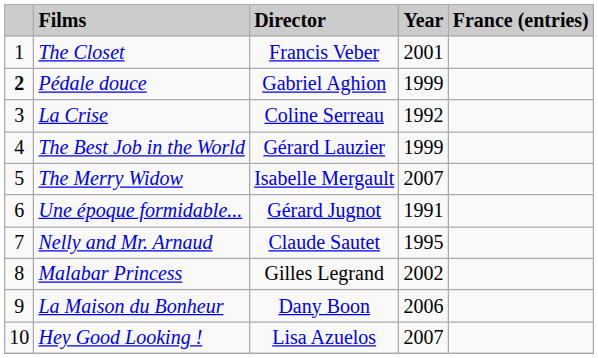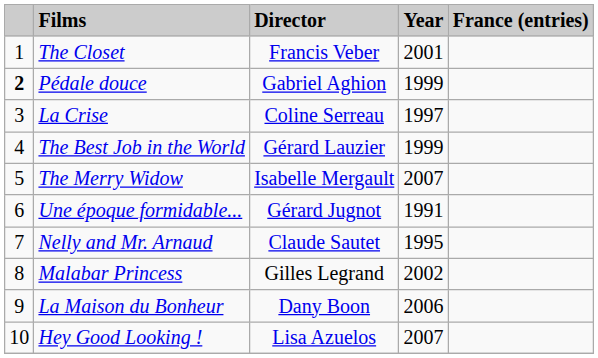(423, 115) 1992 -> (423, 115) 1997
